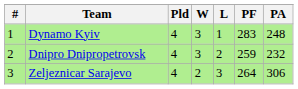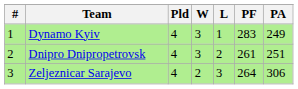(276, 34) 248 -> (276, 34) 249
(247, 53) 259 -> (247, 53) 261
(276, 53) 232 -> (276, 53) 251
